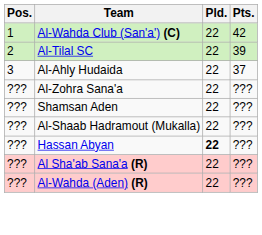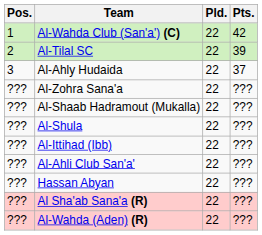- row: (78, 107)
+ row: (60, 126)
+ row: (75, 145)
+ row: (86, 164)
(212, 145) bold -> (212, 182) normal
